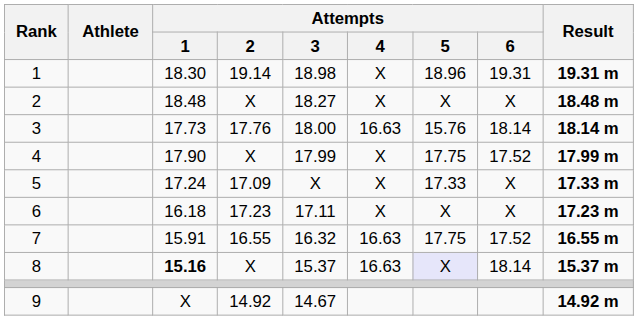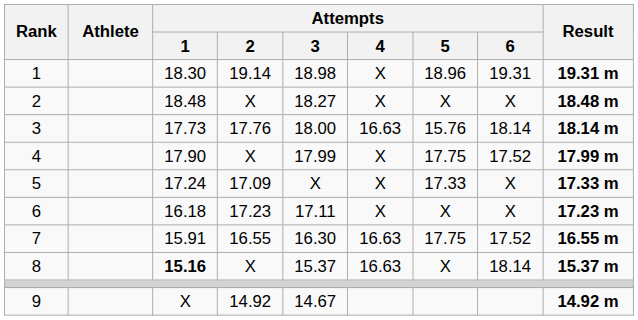(315, 238) 16.32 -> (315, 238) 16.30
(445, 266) lavender background -> (445, 266) no background
